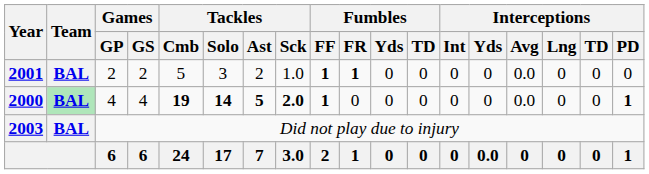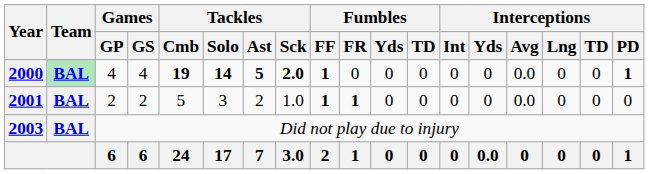rows swapped: (26, 100) <-> (26, 73)
